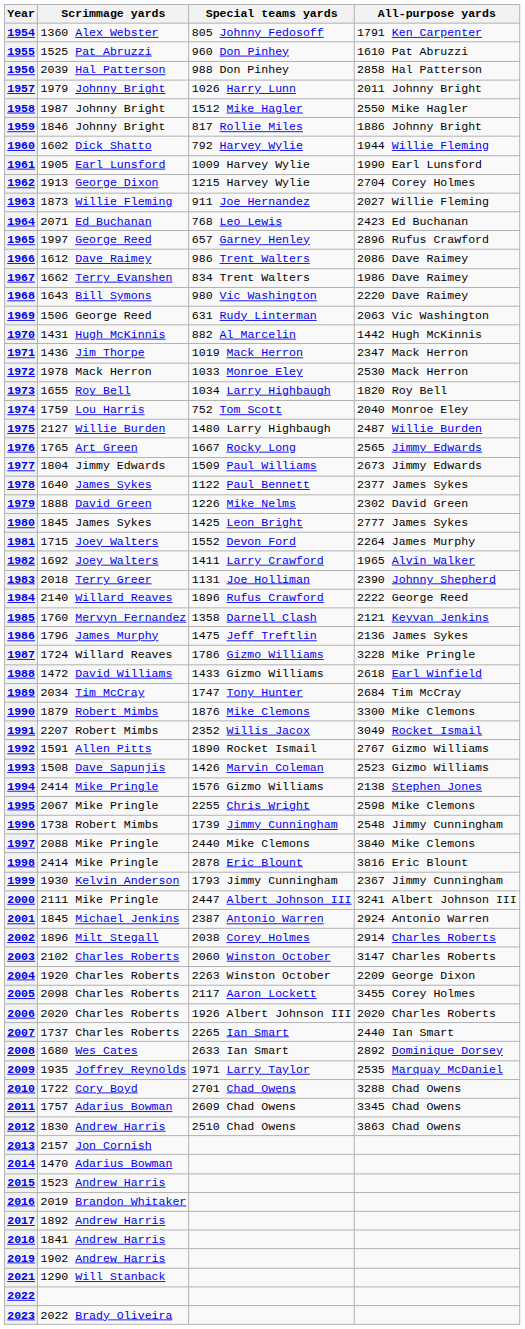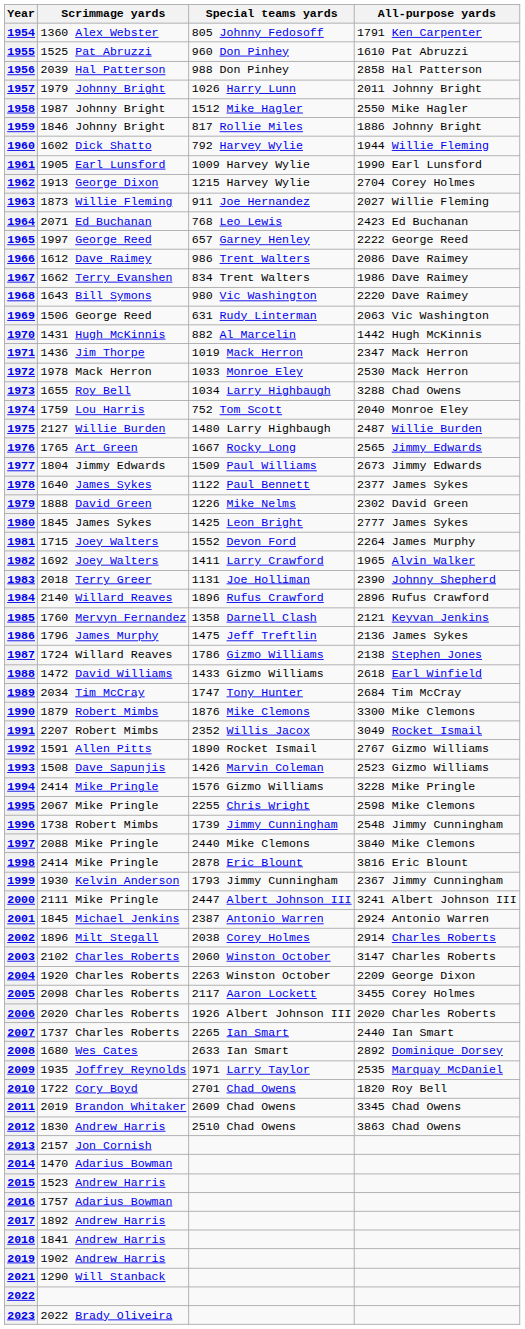(423, 240) 2896 Rufus Crawford -> (413, 240) 2222 George Reed
(402, 391) 1820 Roy Bell -> (409, 391) 3288 Chad Owens
(413, 598) 2222 George Reed -> (423, 598) 2896 Rufus Crawford
(416, 655) 3228 Mike Pringle -> (420, 655) 2138 Stephen Jones
(420, 787) 2138 Stephen Jones -> (416, 787) 3228 Mike Pringle
(409, 1089) 3288 Chad Owens -> (402, 1089) 1820 Roy Bell
(106, 1108) 1757 Adarius Bowman -> (113, 1108) 2019 Brandon Whitaker
(113, 1202) 2019 Brandon Whitaker -> (106, 1202) 1757 Adarius Bowman
